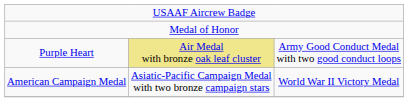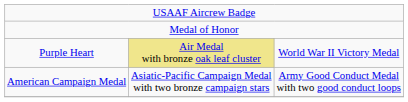(339, 53) Army Good Conduct Medal with two good conduct loops -> (339, 53) World War II Victory Medal
(339, 82) World War II Victory Medal -> (339, 82) Army Good Conduct Medal with two good conduct loops
